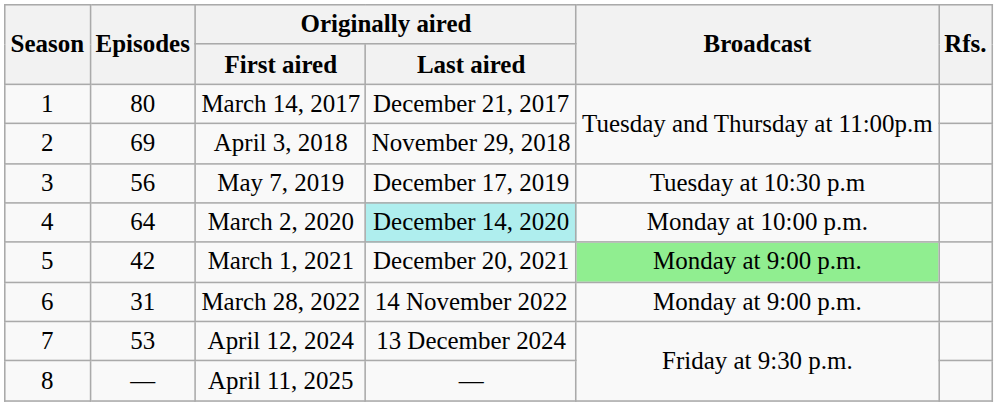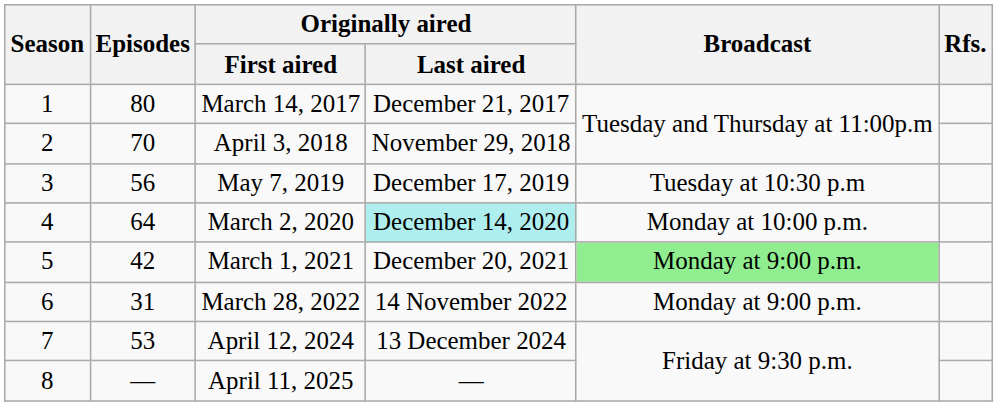(143, 143) 69 -> (143, 143) 70
